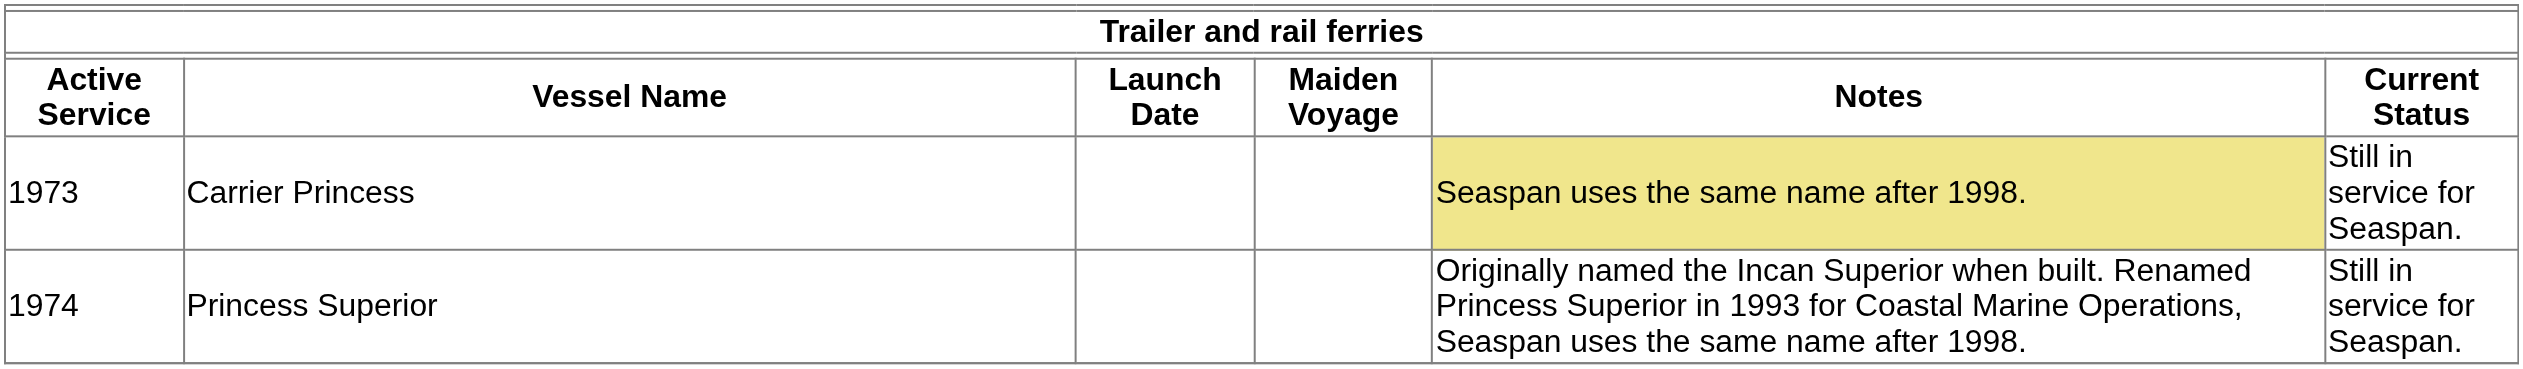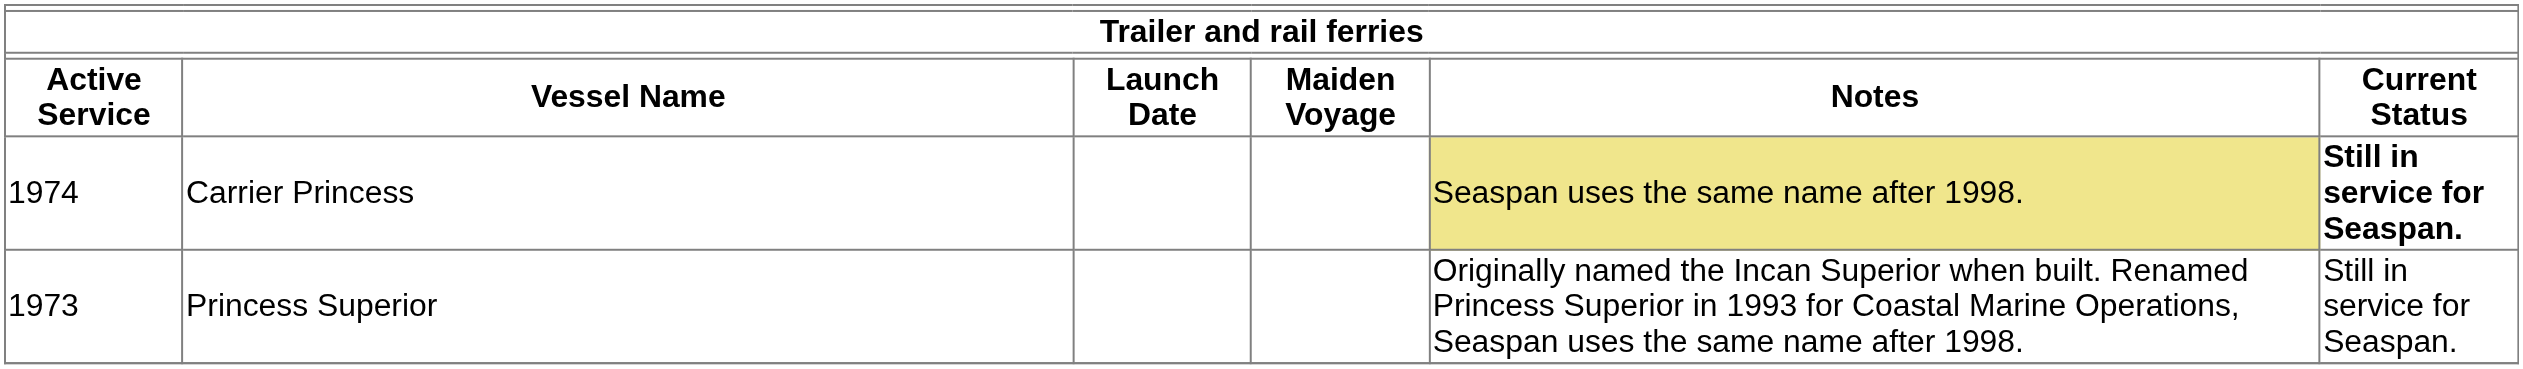(43, 192) 1973 -> (43, 192) 1974
(2401, 192) normal -> (2404, 192) bold
(43, 305) 1974 -> (43, 305) 1973
